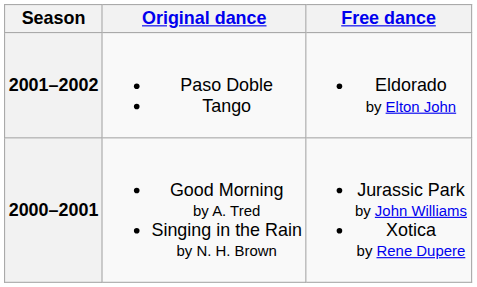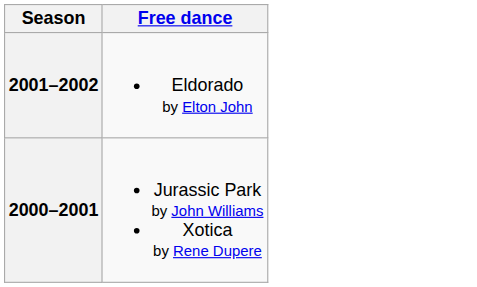- column: (204, 18)
